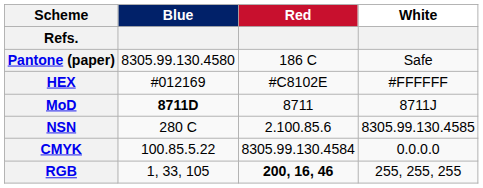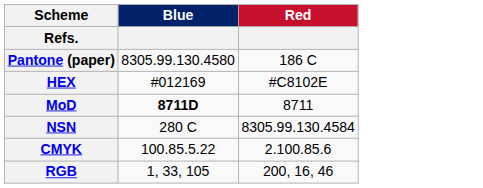- column: (418, 38)
(298, 127) 2.100.85.6 -> (298, 127) 8305.99.130.4584
(298, 149) 8305.99.130.4584 -> (298, 149) 2.100.85.6
(298, 171) bold -> (298, 171) normal
